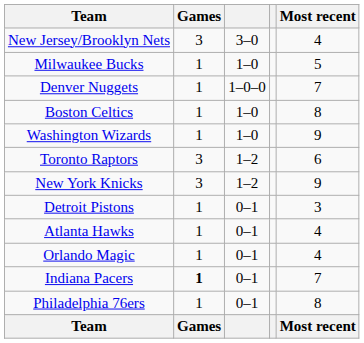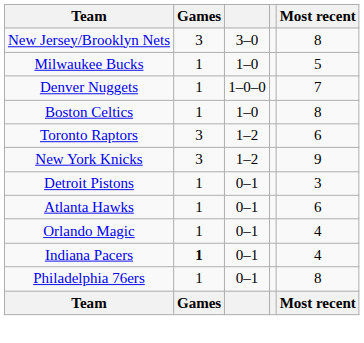(318, 40) 4 -> (318, 40) 8
- row: (89, 135)
(318, 231) 4 -> (318, 207) 6
(318, 278) 7 -> (318, 254) 4
